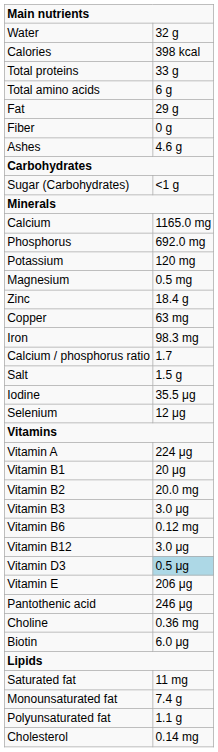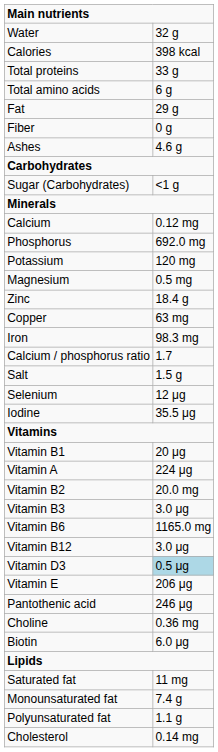(183, 223) 1165.0 mg -> (177, 223) 0.12 mg
rows swapped: (23, 394) <-> (32, 413)
rows swapped: (32, 451) <-> (36, 470)
(177, 527) 0.12 mg -> (183, 527) 1165.0 mg
